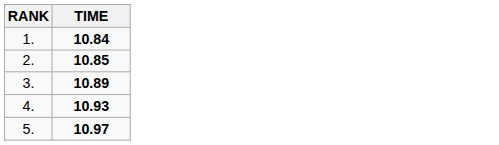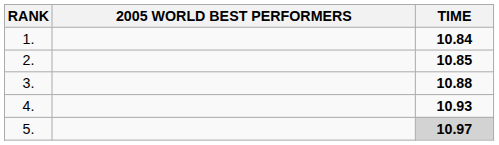+ column: (234, 16)
(91, 84) 10.89 -> (454, 84) 10.88
(91, 129) no background -> (454, 129) lightgrey background
